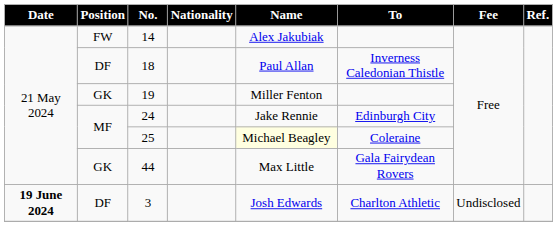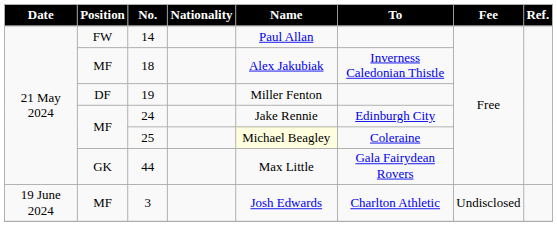(286, 36) Alex Jakubiak -> (286, 36) Paul Allan
(103, 65) DF -> (103, 65) MF
(286, 65) Paul Allan -> (286, 65) Alex Jakubiak
(103, 95) GK -> (103, 95) DF
(41, 203) bold -> (41, 203) normal
(103, 203) DF -> (103, 203) MF
